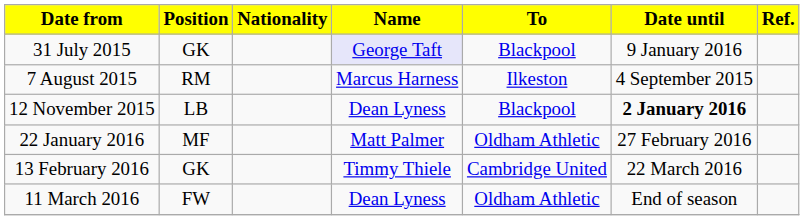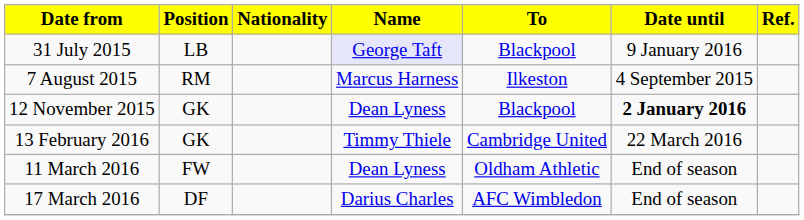(196, 49) GK -> (196, 49) LB
(196, 109) LB -> (196, 109) GK
- row: (82, 139)
+ row: (82, 199)
